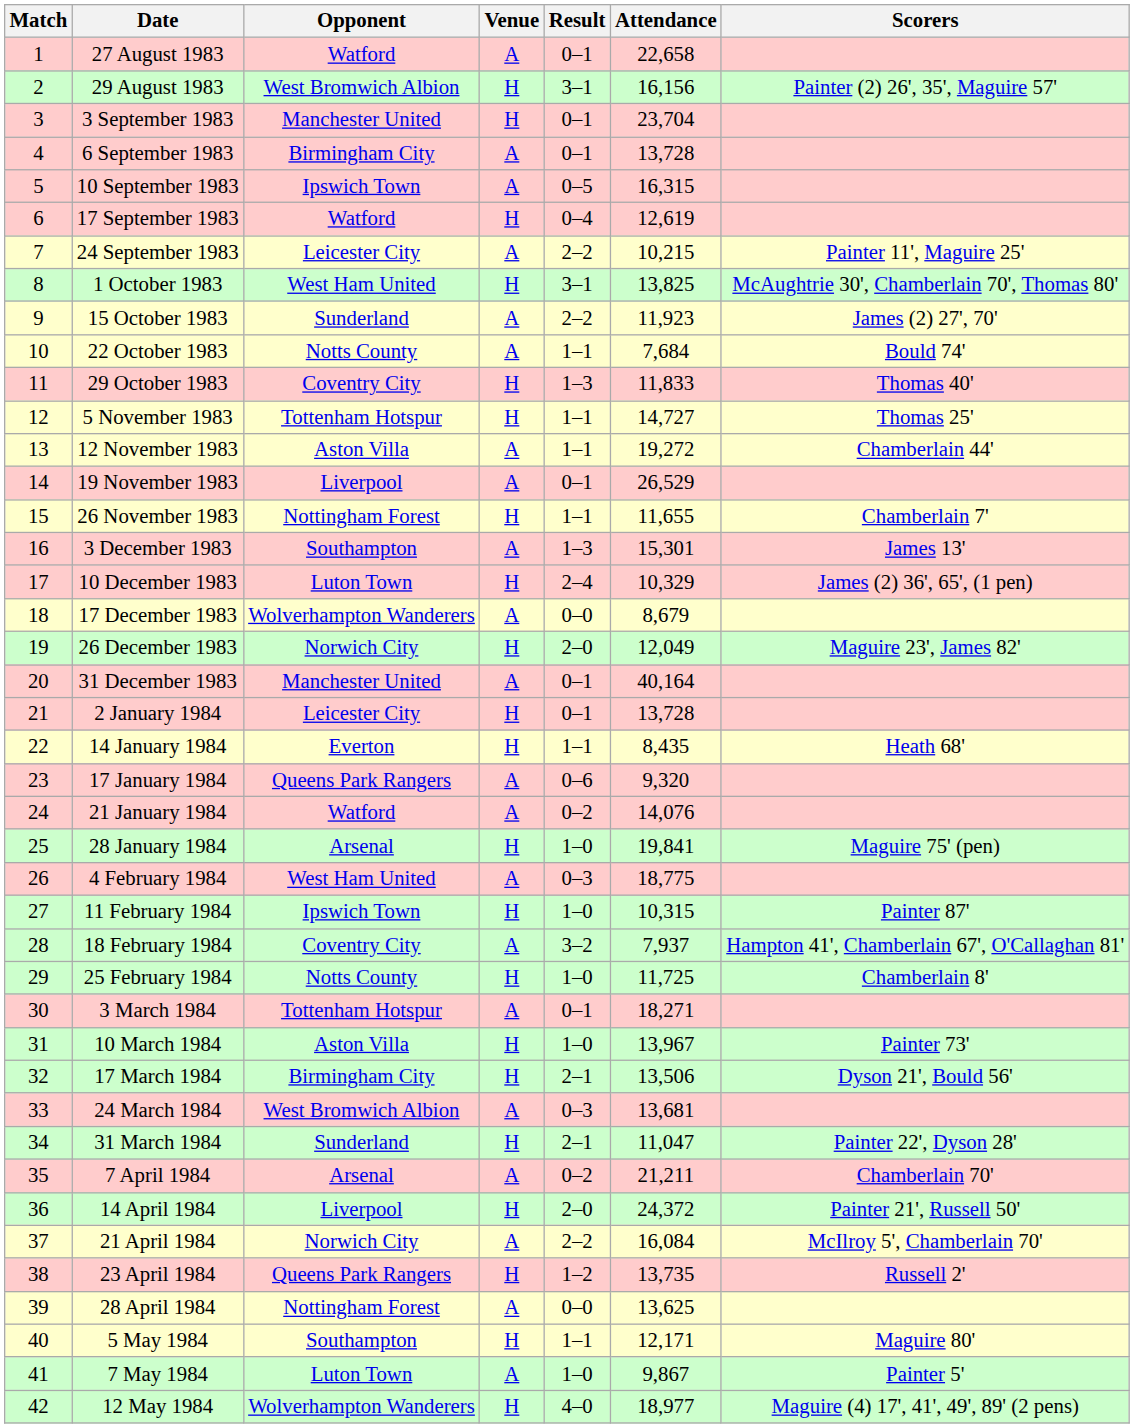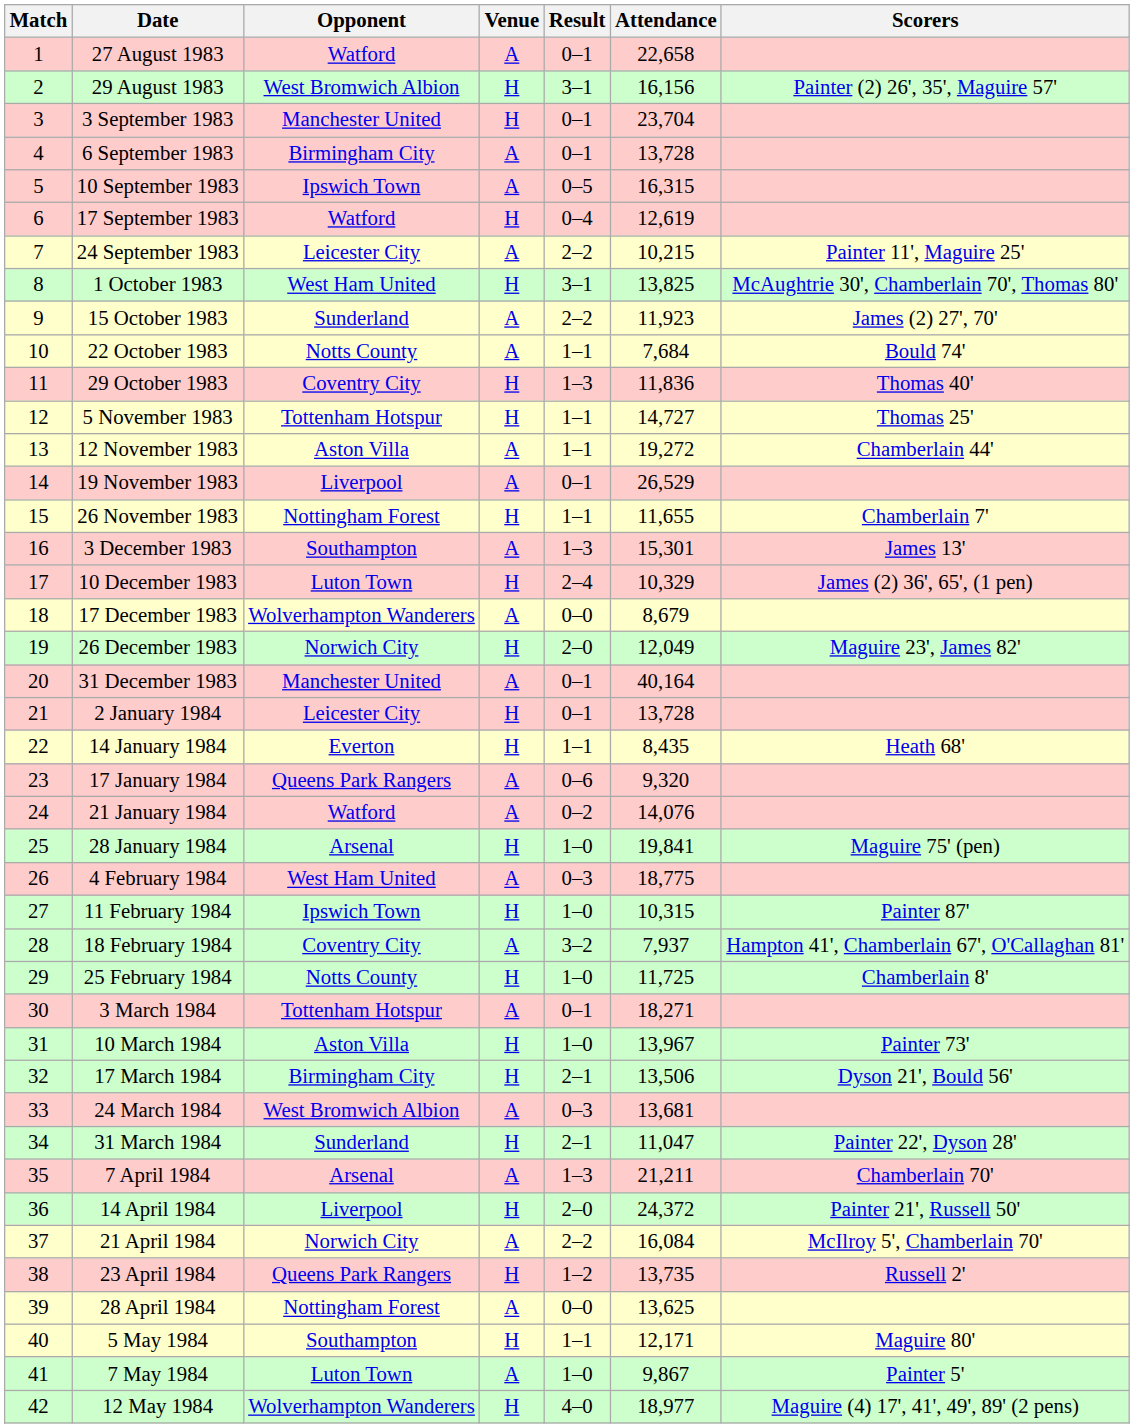(666, 383) 11,833 -> (666, 383) 11,836
(577, 1175) 0–2 -> (577, 1175) 1–3
